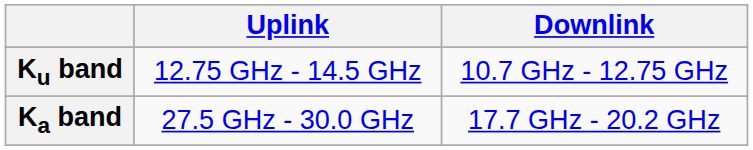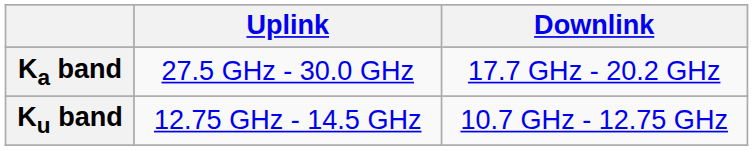rows swapped: (70, 120) <-> (70, 72)
